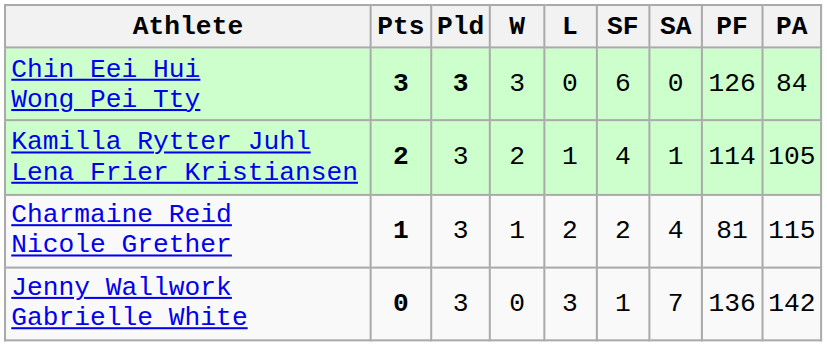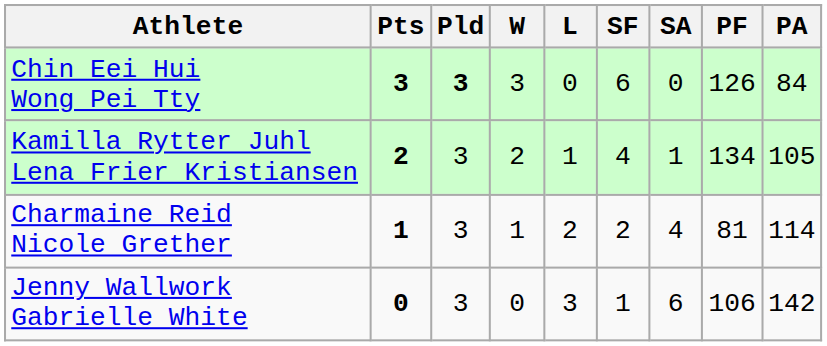(732, 157) 114 -> (732, 157) 134
(792, 231) 115 -> (792, 231) 114
(676, 304) 7 -> (676, 304) 6
(732, 304) 136 -> (732, 304) 106
